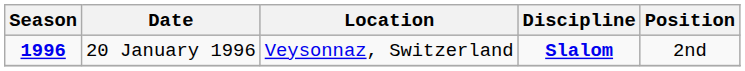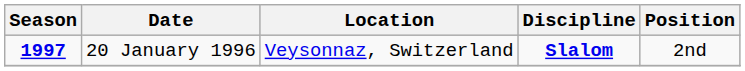(43, 51) 1996 -> (43, 51) 1997
